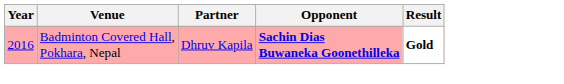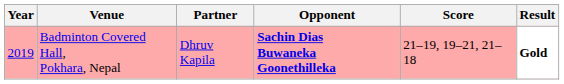+ column: (458, 15)
(21, 45) 2016 -> (21, 52) 2019
